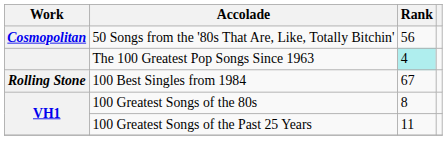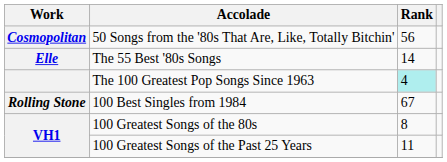+ row: (157, 59)
